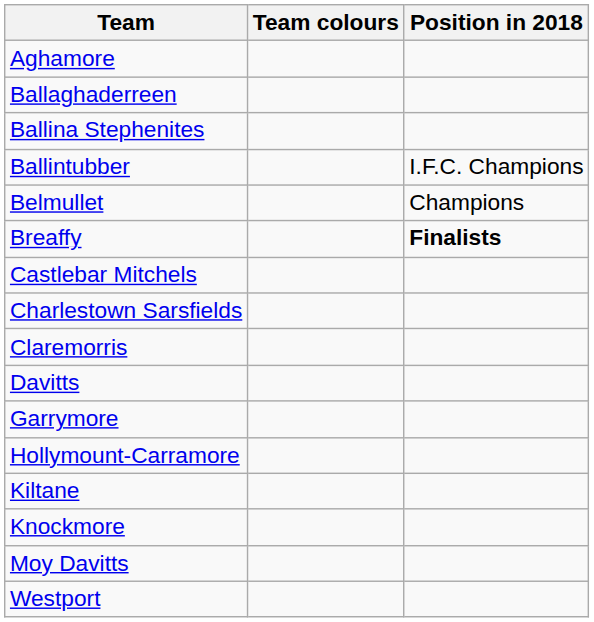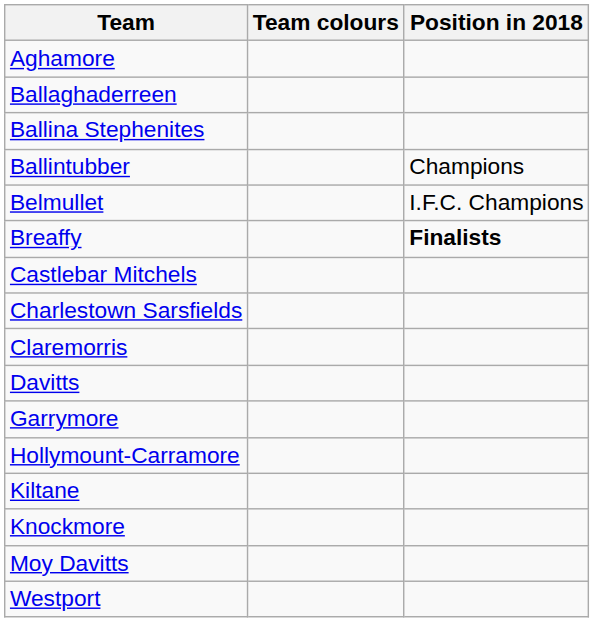(496, 166) I.F.C. Champions -> (467, 166) Champions
(467, 202) Champions -> (496, 202) I.F.C. Champions
